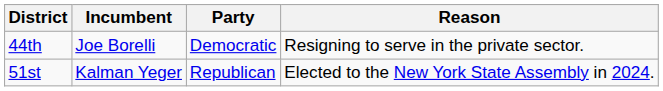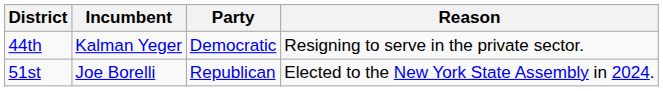(115, 45) Joe Borelli -> (129, 45) Kalman Yeger
(129, 72) Kalman Yeger -> (115, 72) Joe Borelli
